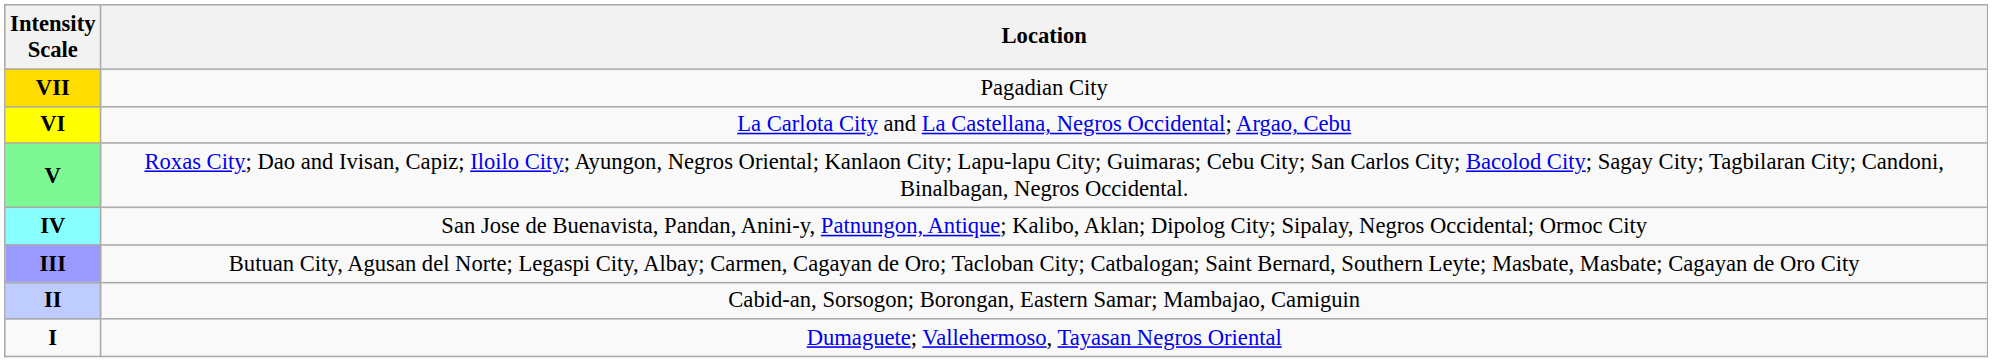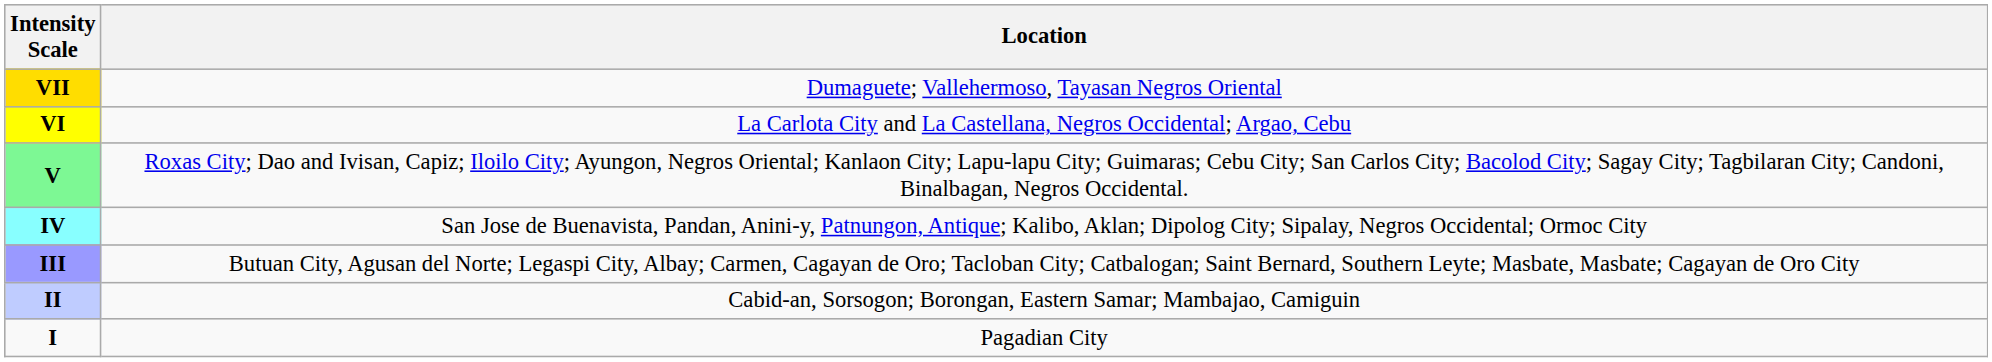(1044, 87) Pagadian City -> (1044, 87) Dumaguete; Vallehermoso, Tayasan Negros Oriental
(1044, 337) Dumaguete; Vallehermoso, Tayasan Negros Oriental -> (1044, 337) Pagadian City
